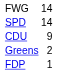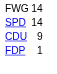- row: (22, 51)
